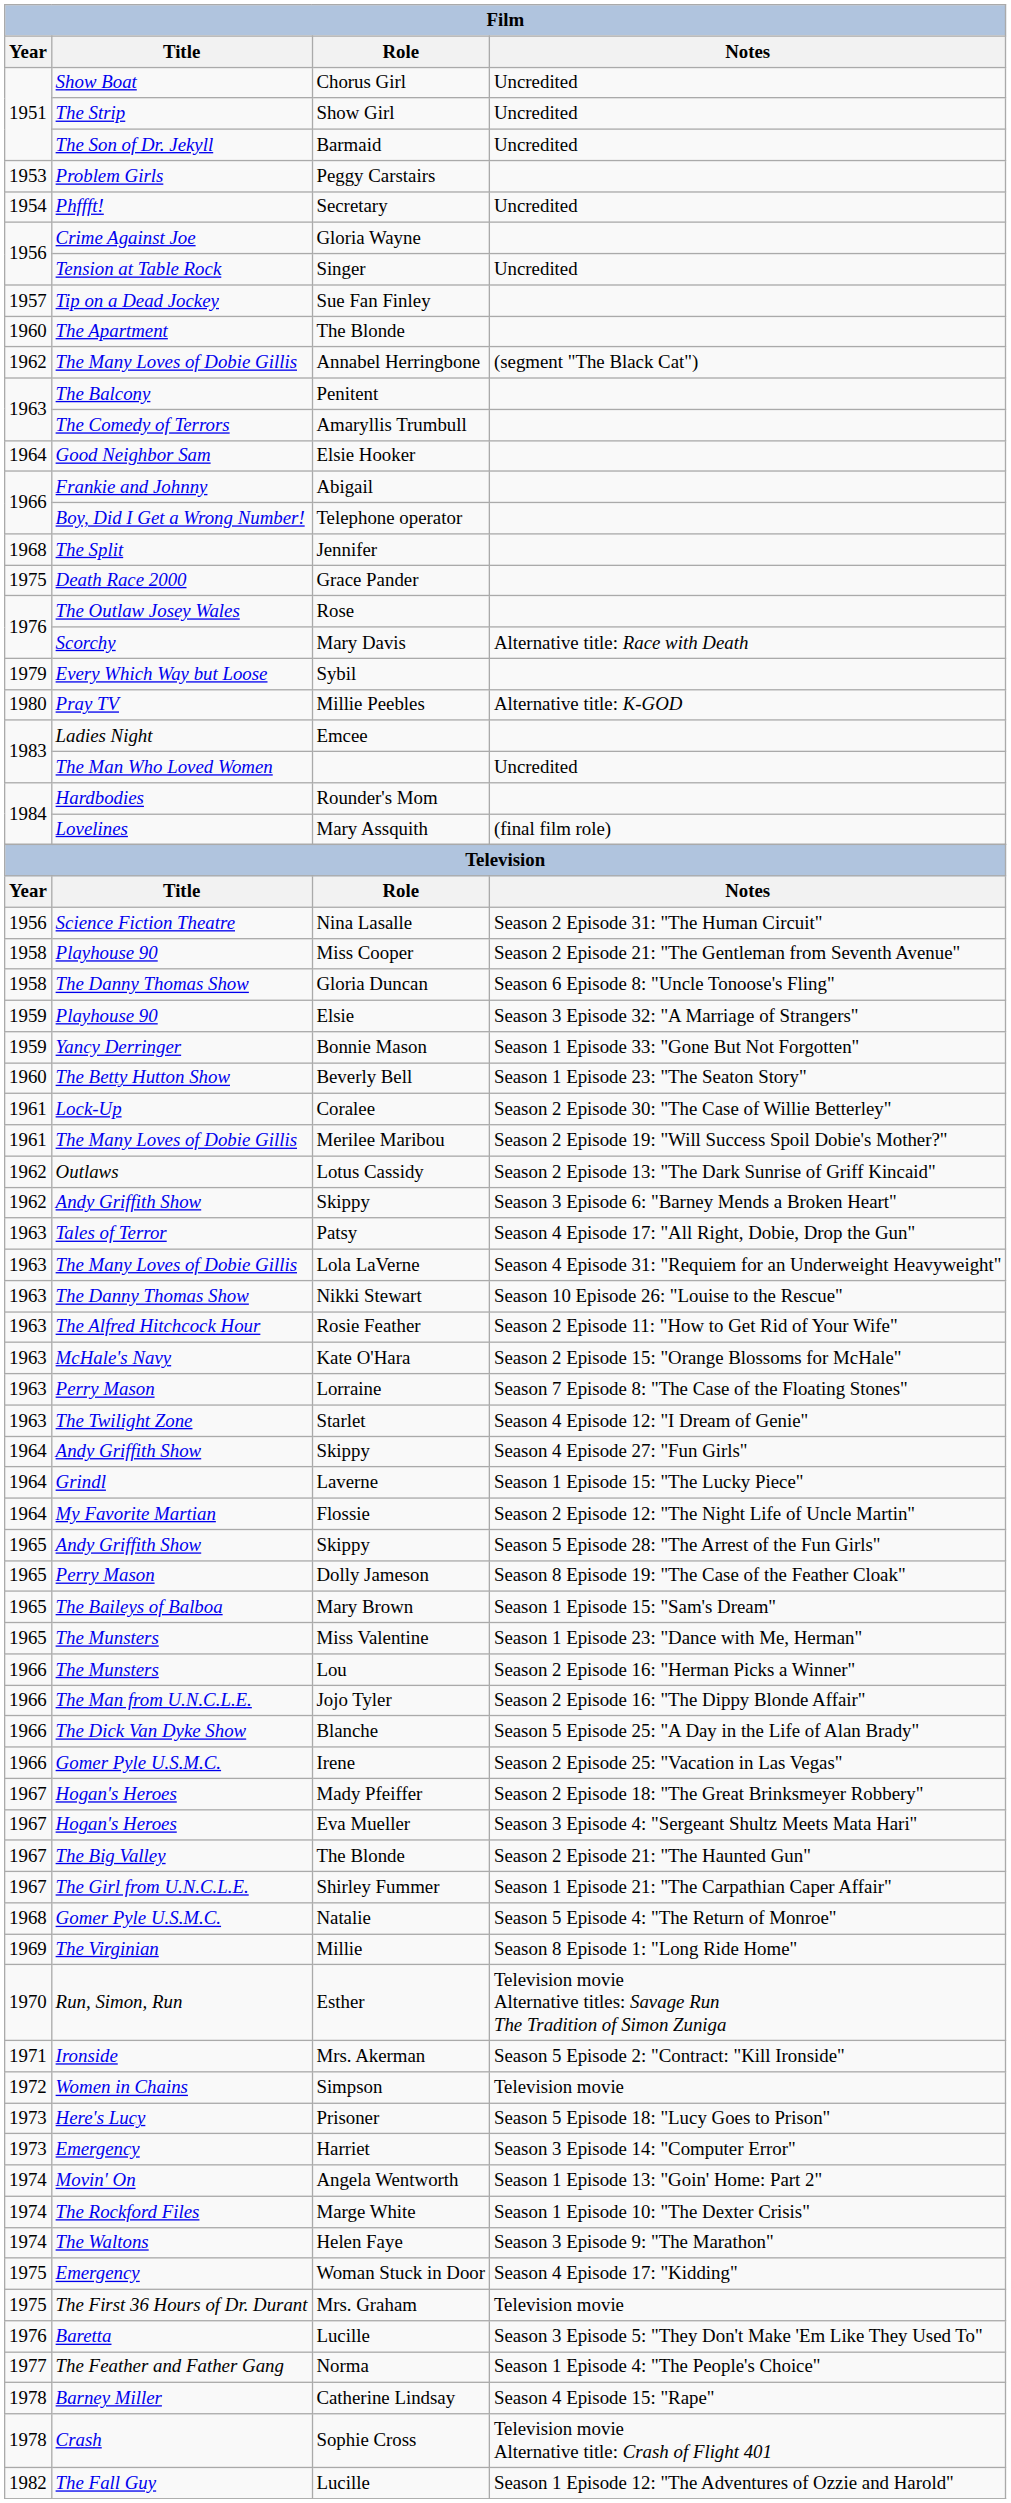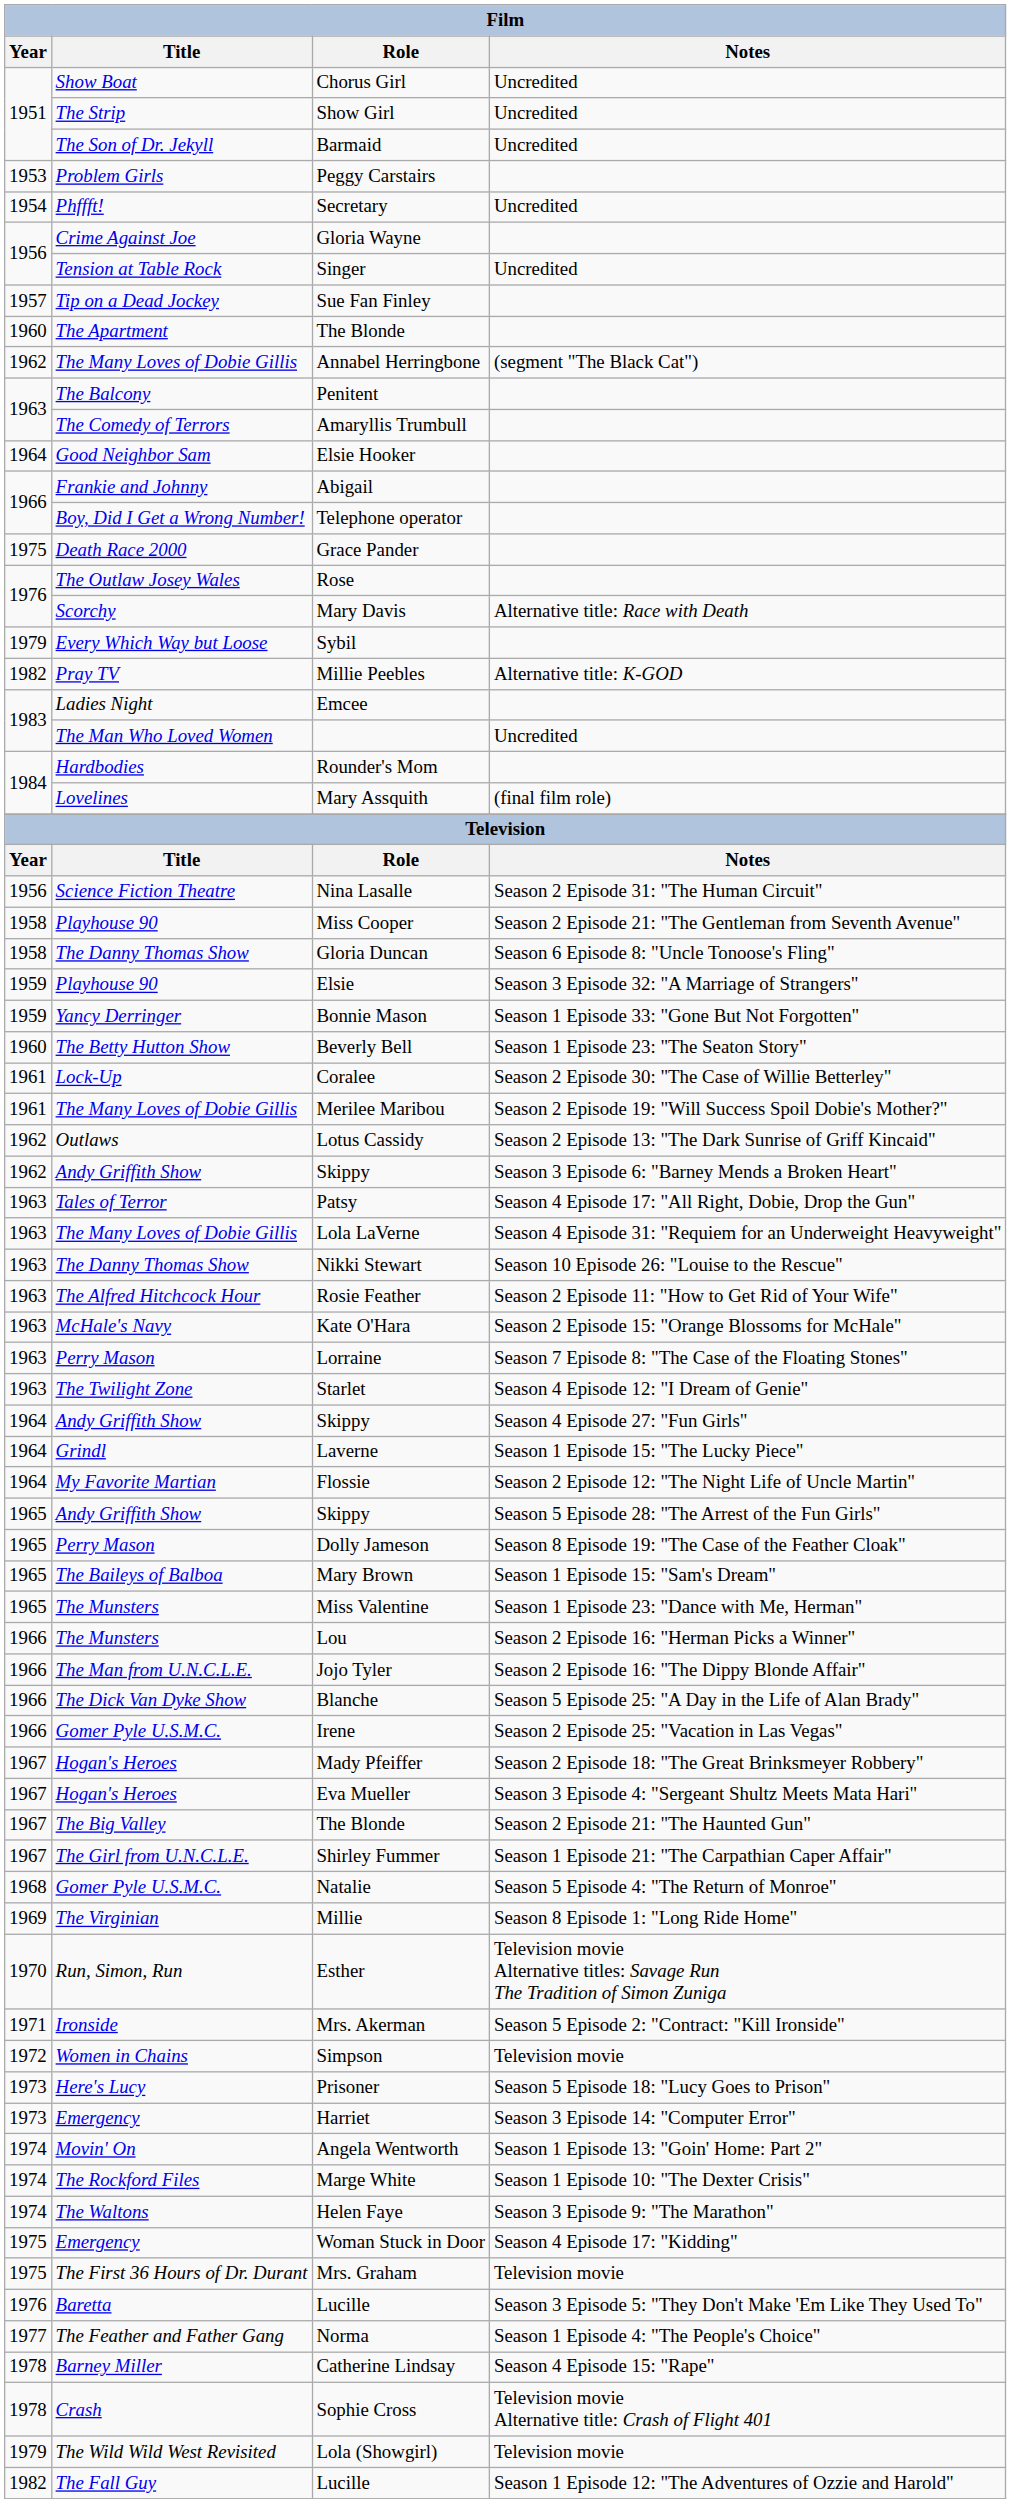- row: (347, 549)
(28, 704) 1980 -> (28, 673) 1982
+ row: (377, 2451)
